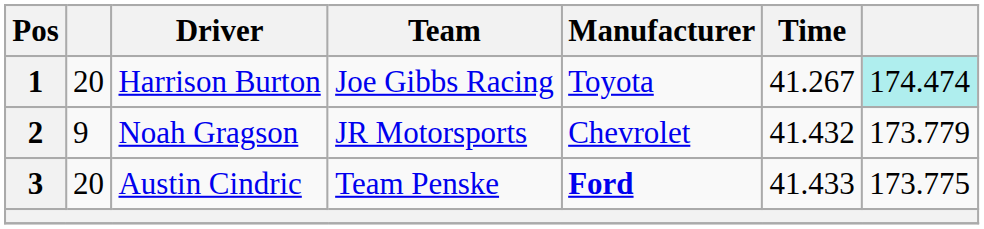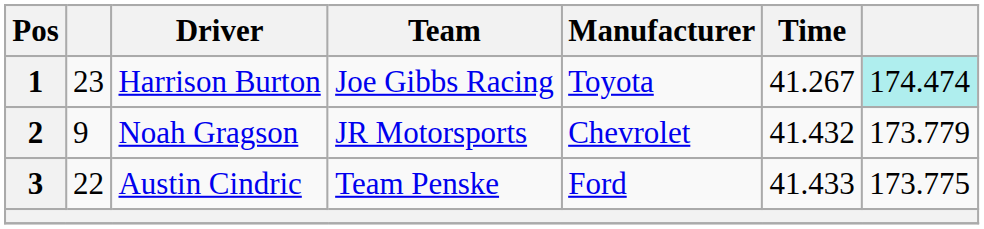(89, 81) 20 -> (89, 81) 23
(89, 183) 20 -> (89, 183) 22
(601, 183) bold -> (597, 183) normal
